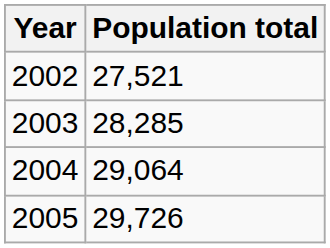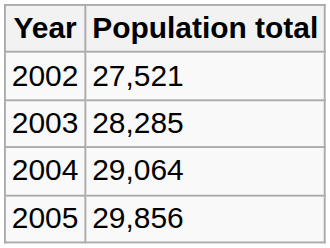(138, 218) 29,726 -> (138, 218) 29,856
